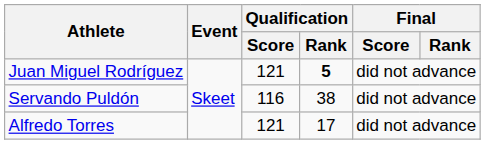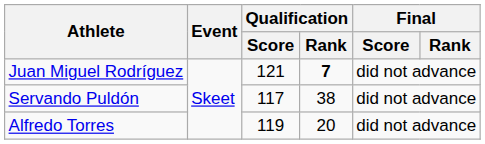(326, 72) 5 -> (326, 72) 7
(271, 99) 116 -> (271, 99) 117
(271, 126) 121 -> (271, 126) 119
(326, 126) 17 -> (326, 126) 20
